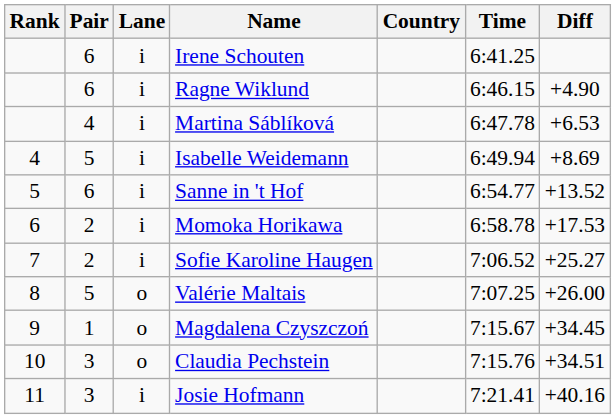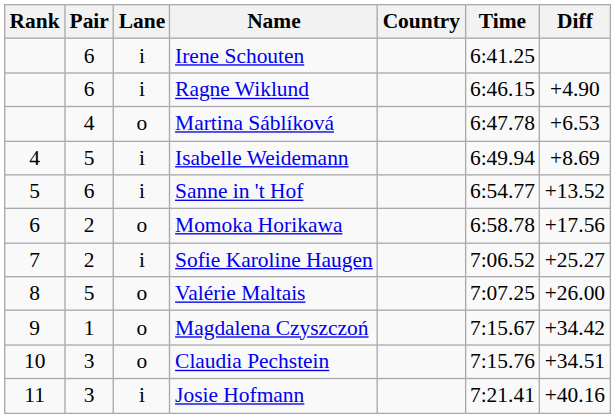(142, 123) i -> (142, 123) o
(142, 225) i -> (142, 225) o
(575, 225) +17.53 -> (575, 225) +17.56
(575, 327) +34.45 -> (575, 327) +34.42
